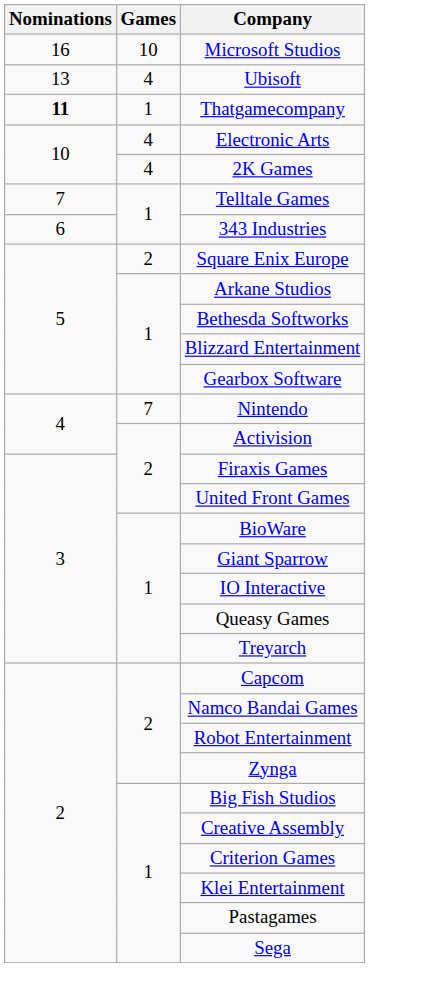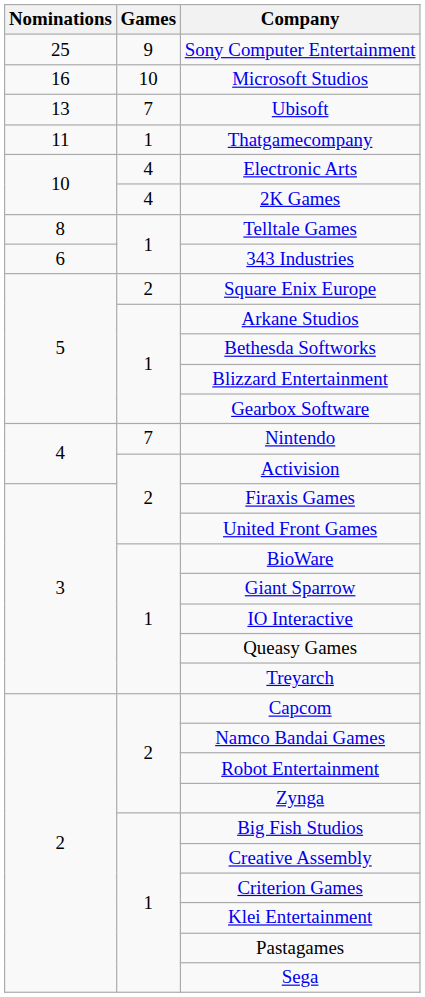+ row: (300, 49)
(148, 79) 4 -> (148, 109) 7
(60, 109) bold -> (60, 139) normal
(60, 199) 7 -> (60, 229) 8
